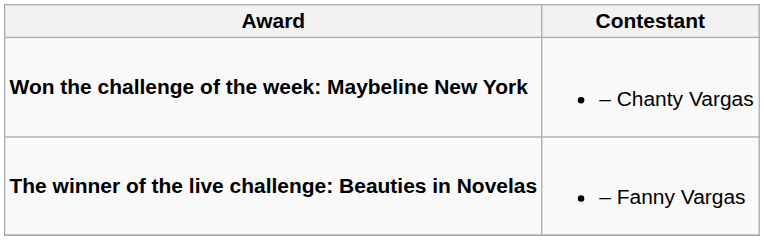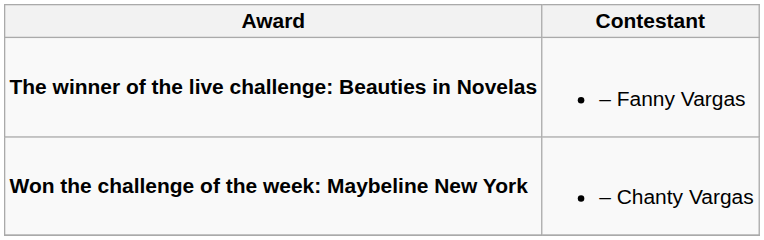rows swapped: (269, 87) <-> (273, 185)
